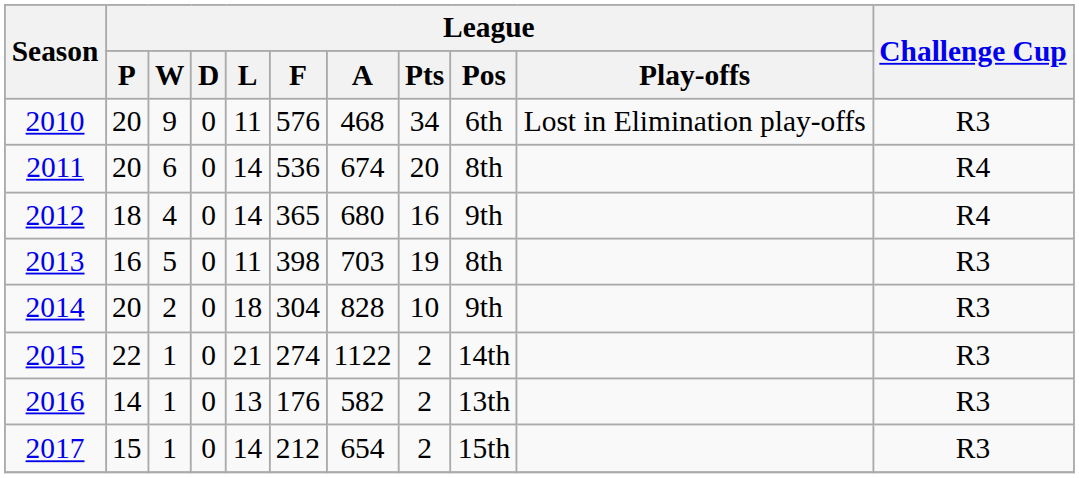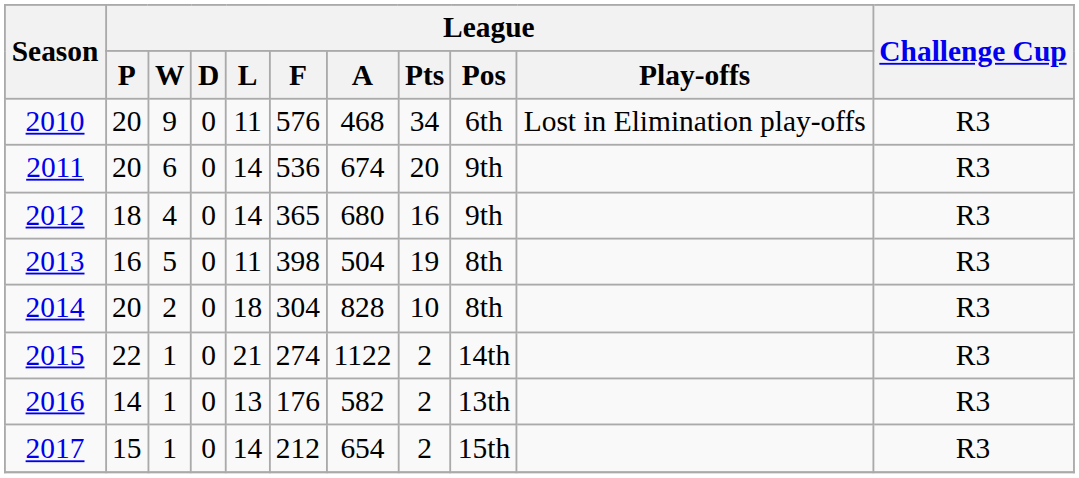(484, 167) 8th -> (484, 167) 9th
(973, 167) R4 -> (973, 167) R3
(973, 214) R4 -> (973, 214) R3
(362, 261) 703 -> (362, 261) 504
(484, 307) 9th -> (484, 307) 8th
